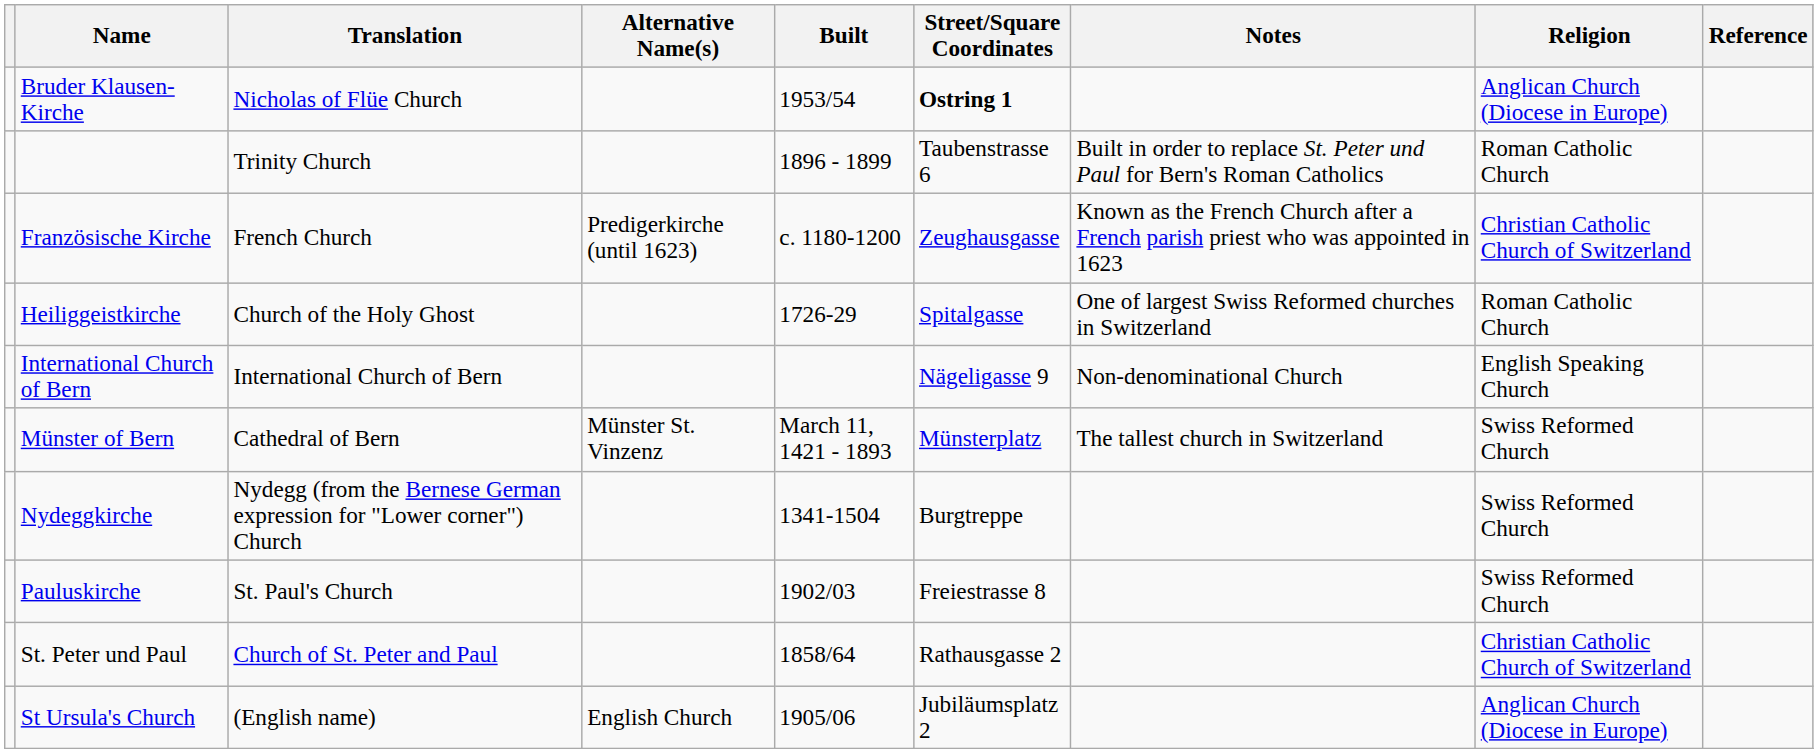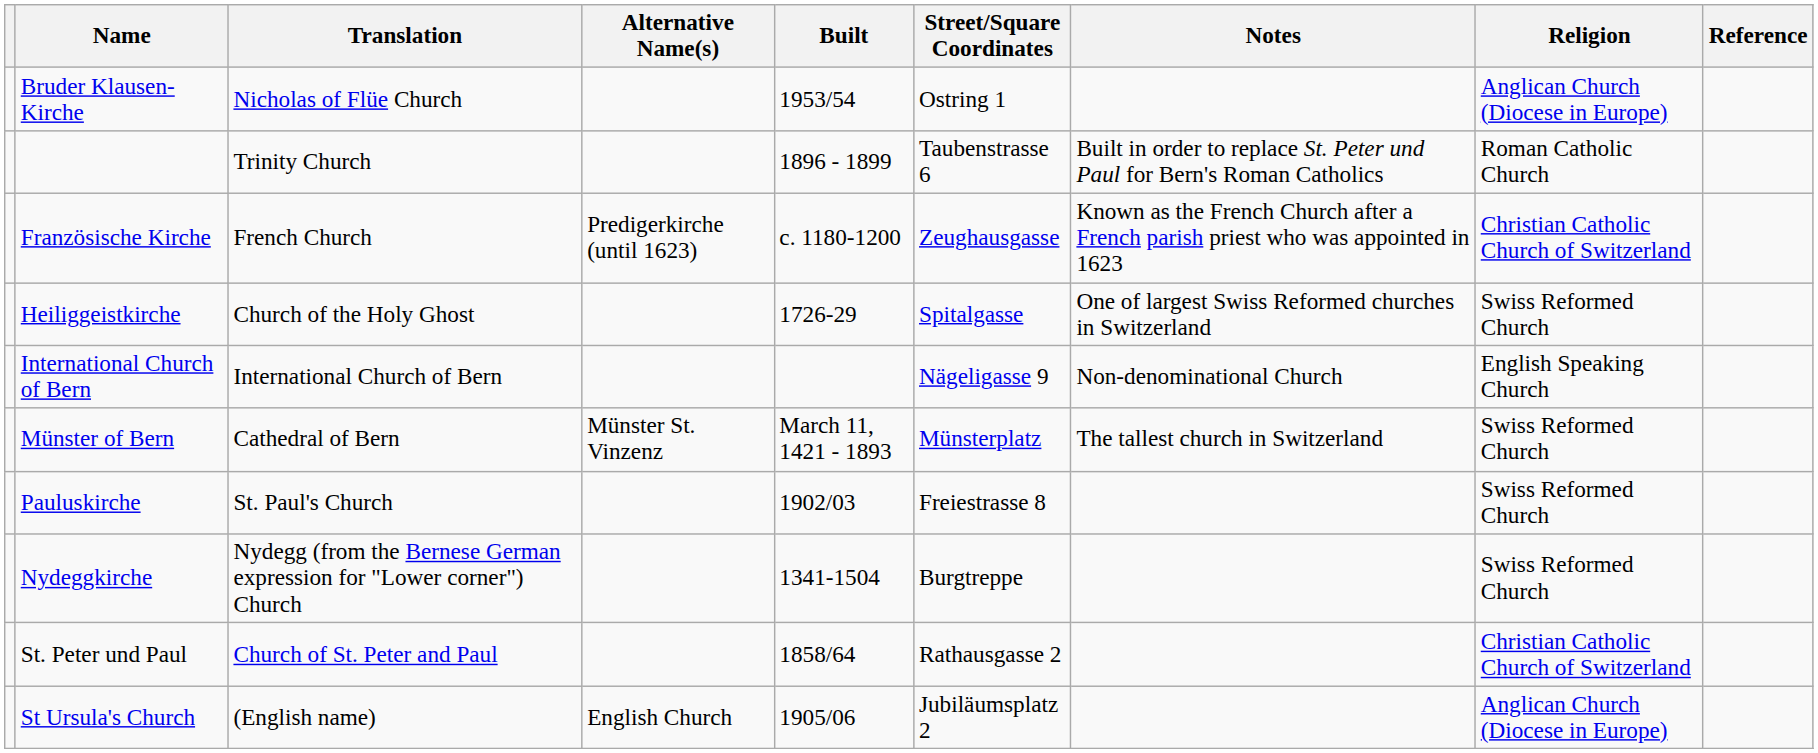(966, 98) bold -> (962, 98) normal
(1556, 313) Roman Catholic Church -> (1557, 313) Swiss Reformed Church
rows swapped: (86, 515) <-> (81, 591)
